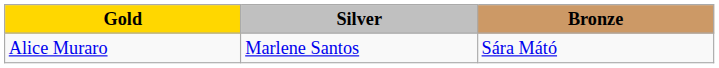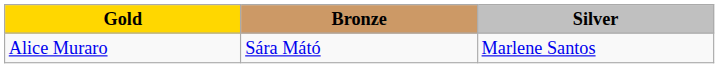columns swapped: (359, 18) <-> (596, 18)
